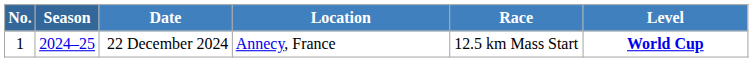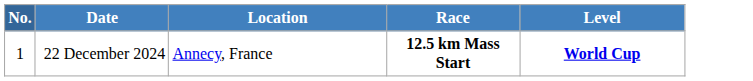- column: (67, 17)
(516, 44) normal -> (453, 53) bold
